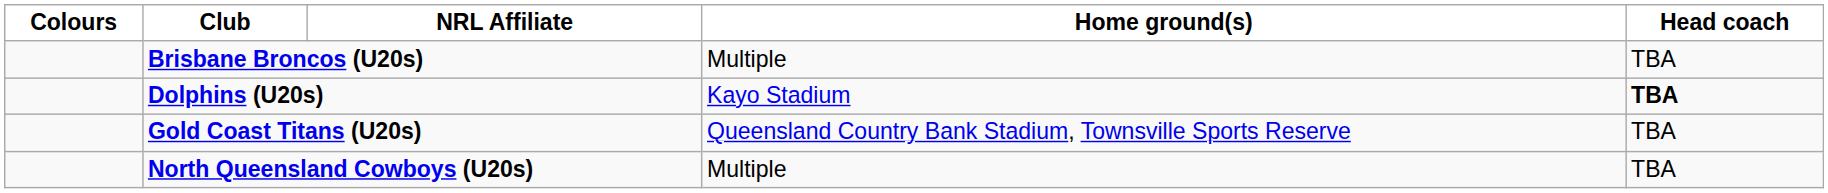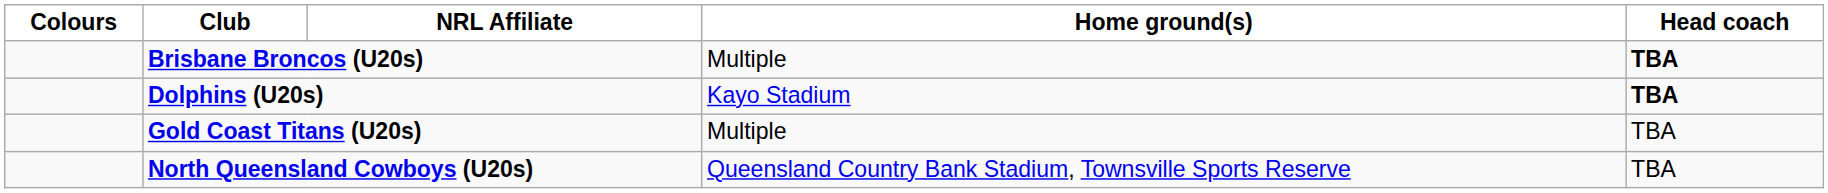(1653, 59) normal -> (1655, 59) bold
(1029, 132) Queensland Country Bank Stadium, Townsville Sports Reserve -> (747, 132) Multiple
(747, 168) Multiple -> (1029, 168) Queensland Country Bank Stadium, Townsville Sports Reserve
